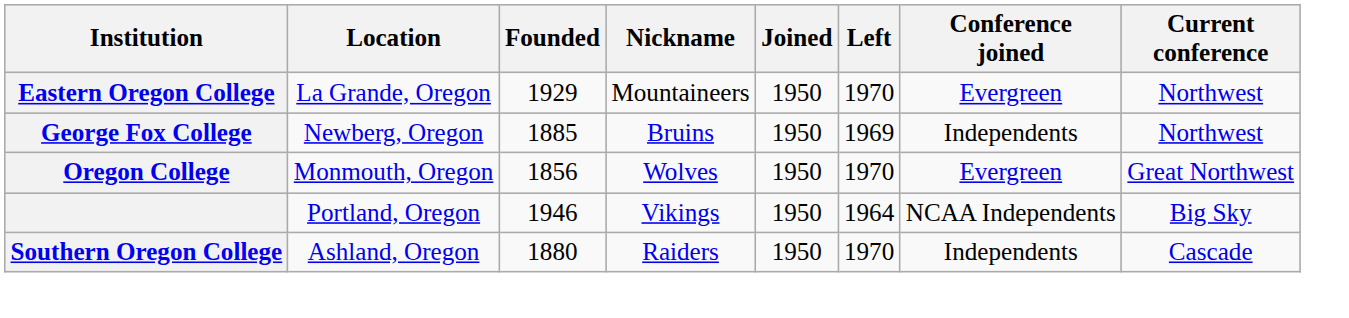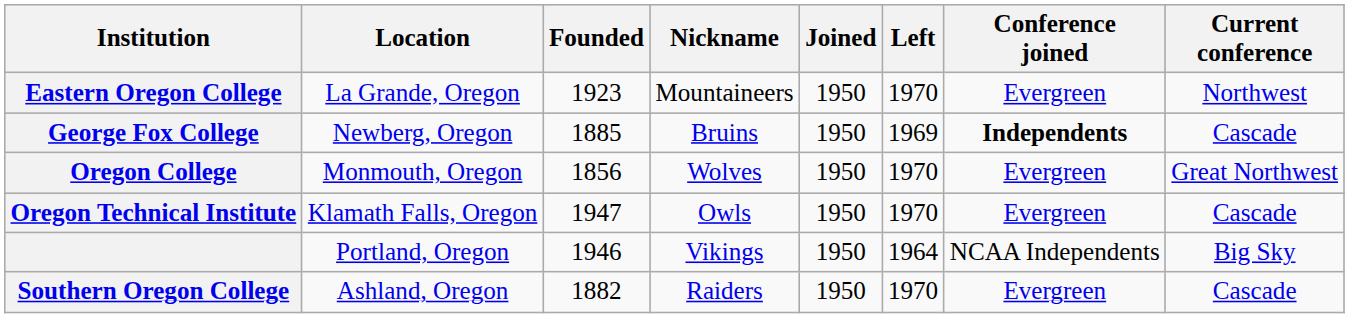(552, 92) 1929 -> (596, 92) 1923
(1011, 132) normal -> (1055, 132) bold
(1211, 132) Northwest -> (1255, 132) Cascade
+ row: (153, 212)
(552, 251) 1880 -> (596, 291) 1882
(1011, 251) Independents -> (1055, 291) Evergreen
